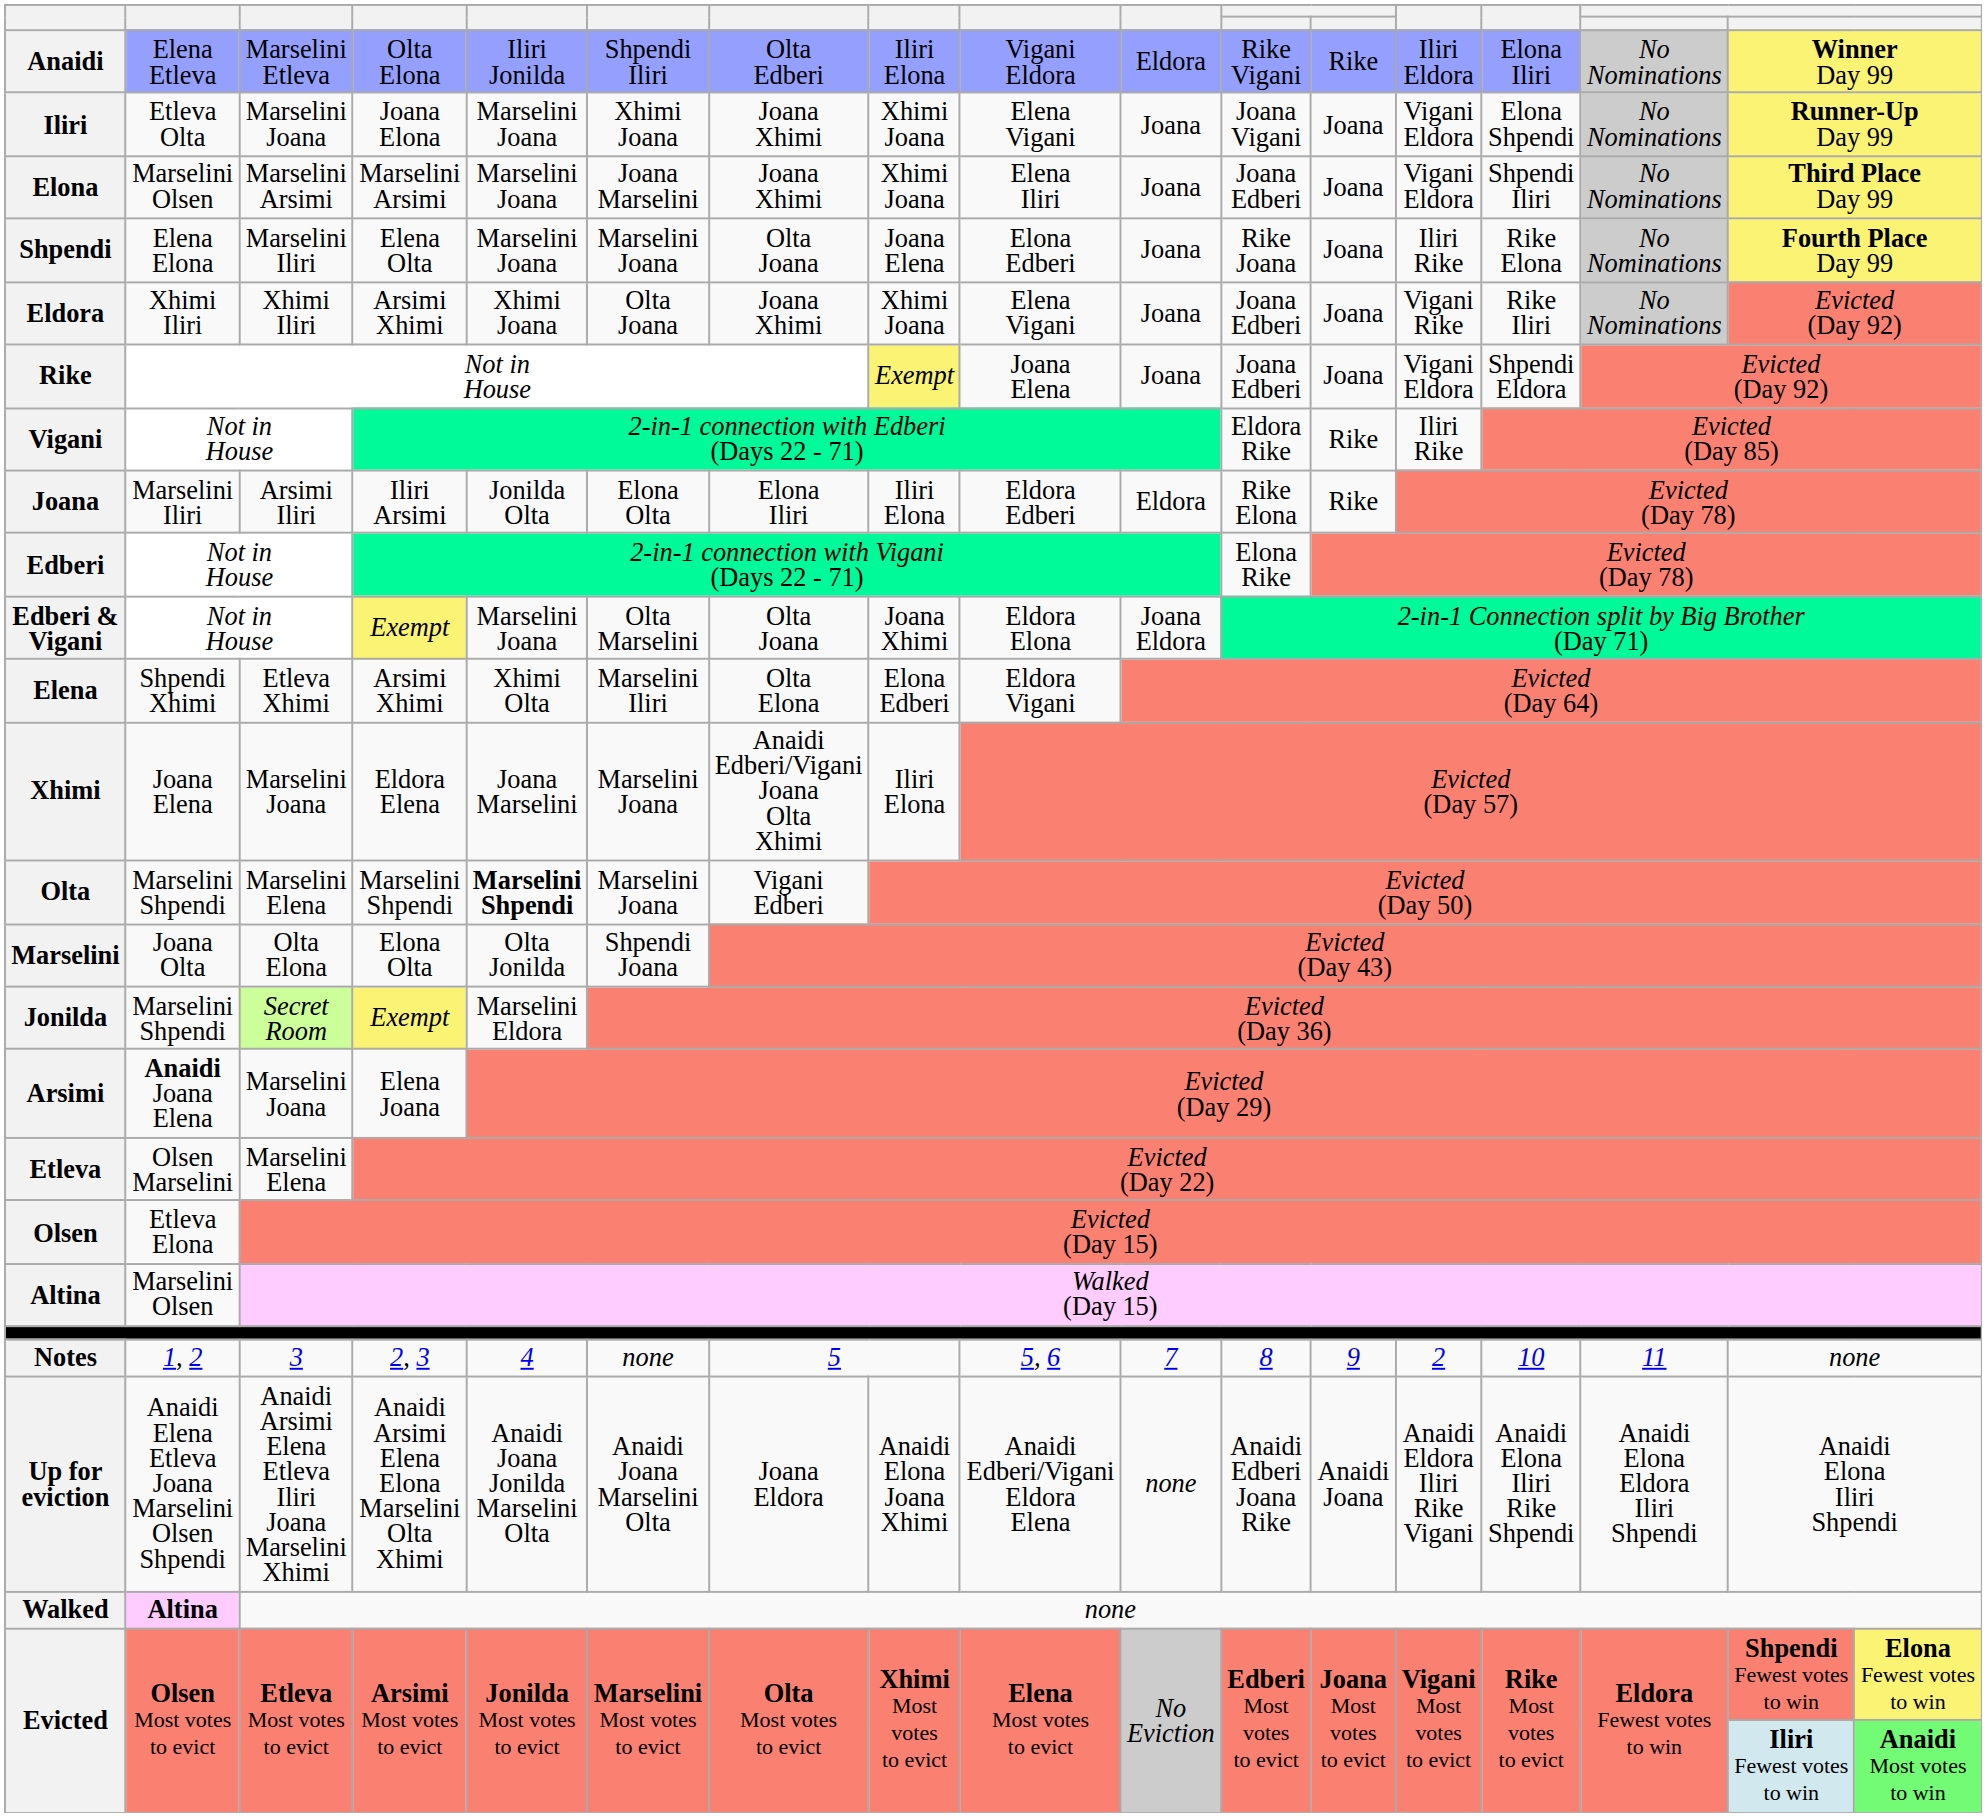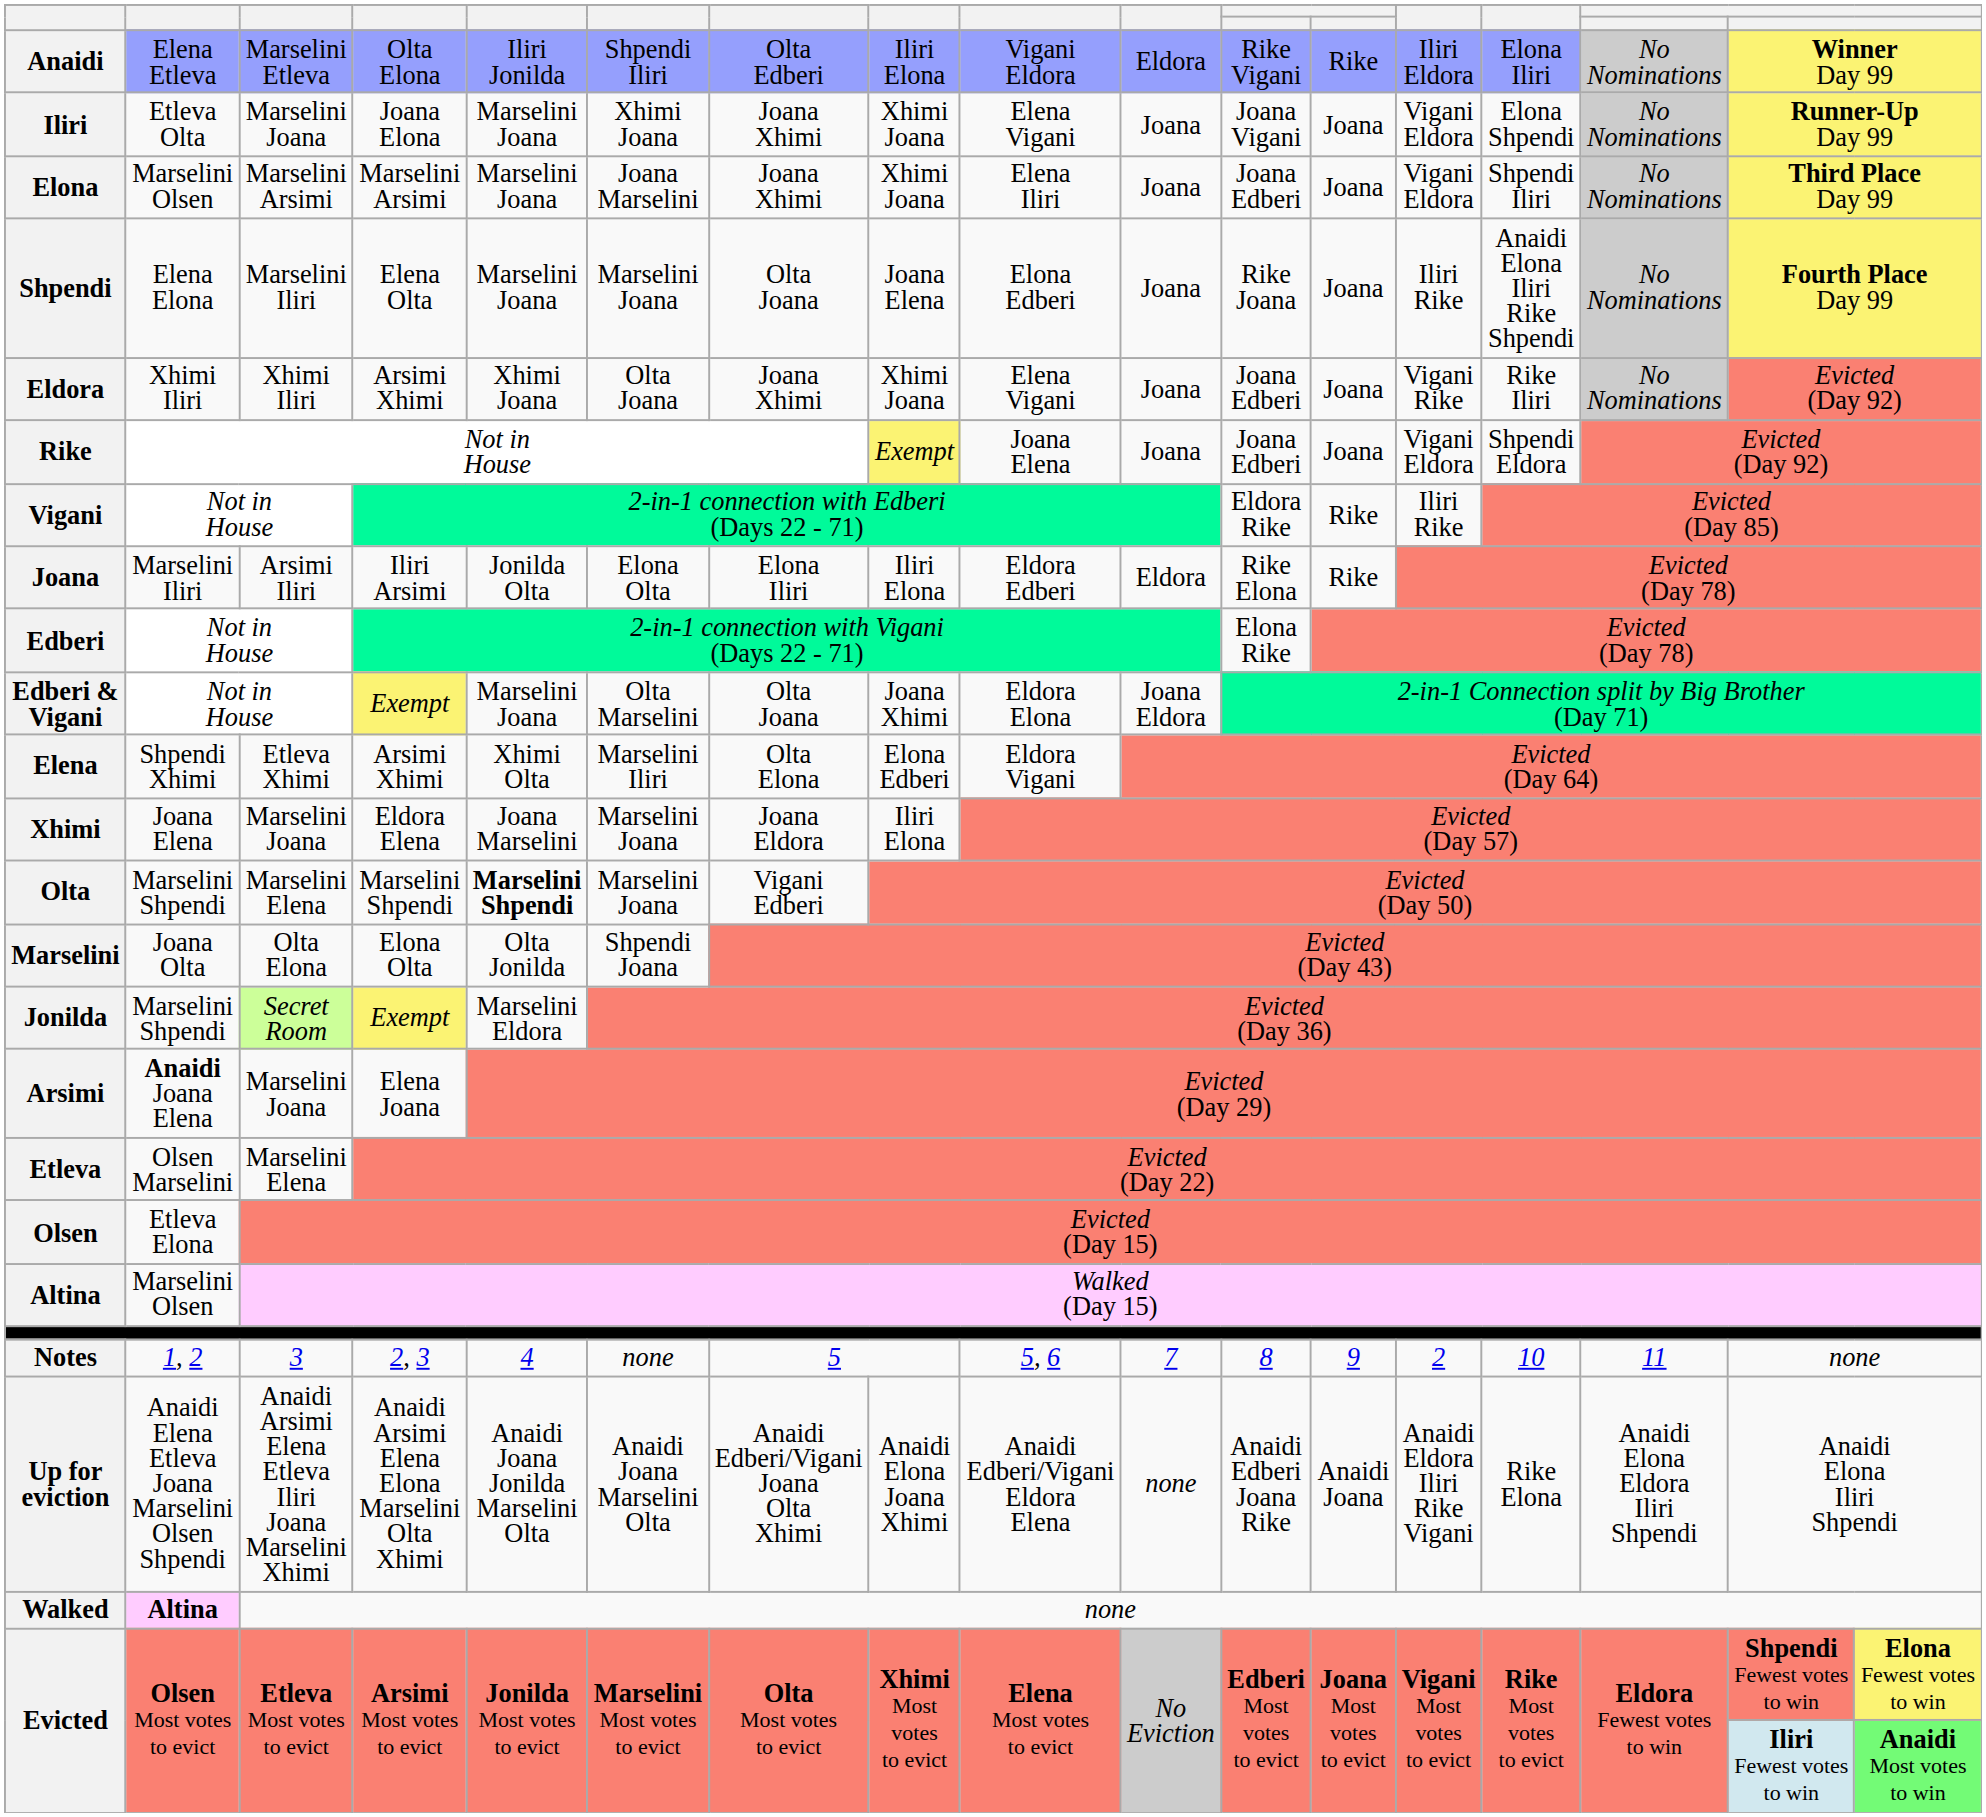(1531, 250) Rike Elona -> (1531, 288) Anaidi Elona Iliri Rike Shpendi
(789, 791) Anaidi Edberi/Vigani Joana Olta Xhimi -> (789, 829) Joana Eldora
(789, 1483) Joana Eldora -> (789, 1483) Anaidi Edberi/Vigani Joana Olta Xhimi
(1531, 1483) Anaidi Elona Iliri Rike Shpendi -> (1531, 1483) Rike Elona
